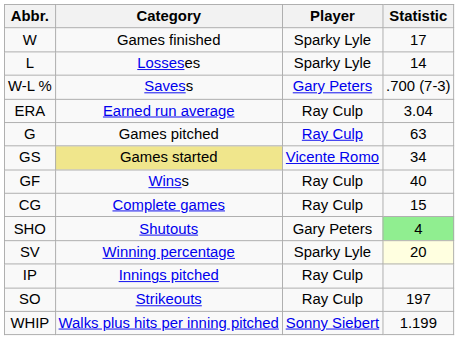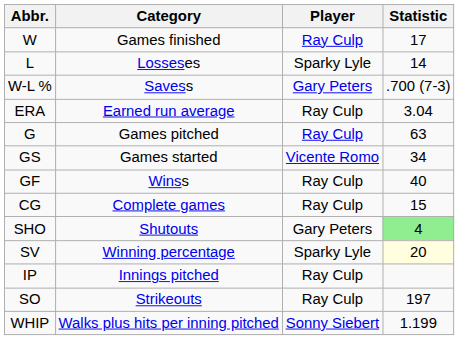(332, 39) Sparky Lyle -> (332, 39) Ray Culp
(169, 157) khaki background -> (169, 157) no background
